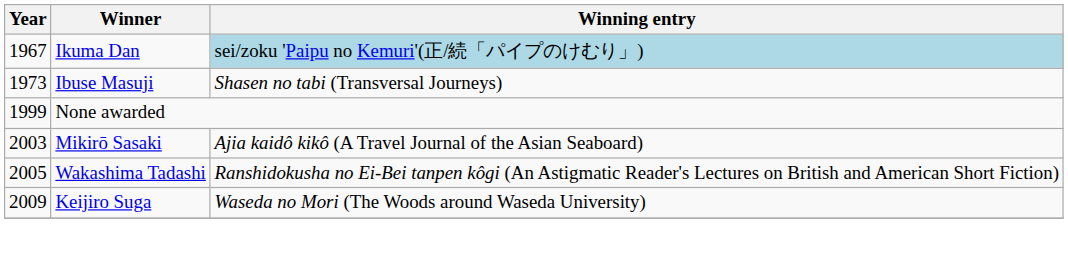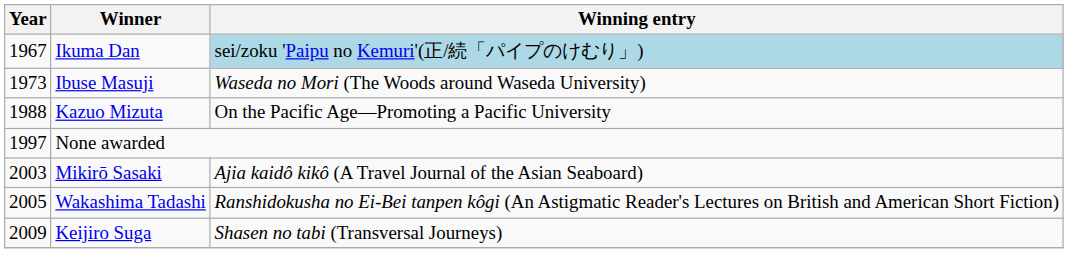(358, 82) Shasen no tabi (Transversal Journeys) -> (430, 82) Waseda no Mori (The Woods around Waseda University)
+ row: (109, 112)
(28, 112) 1999 -> (28, 142) 1997
(430, 202) Waseda no Mori (The Woods around Waseda University) -> (358, 232) Shasen no tabi (Transversal Journeys)
